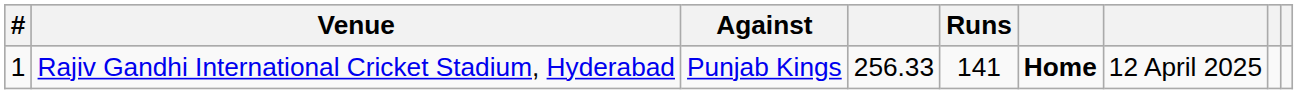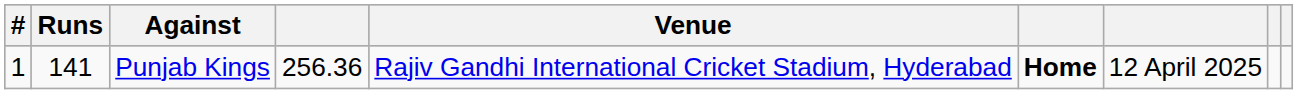columns swapped: (979, 25) <-> (356, 25)
(894, 66) 256.33 -> (322, 66) 256.36
